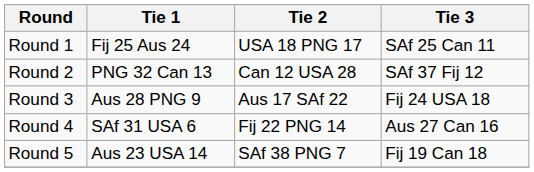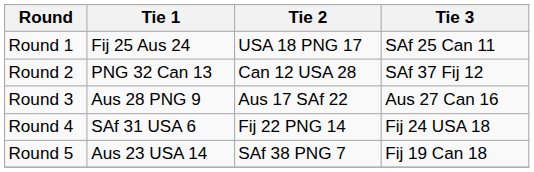(438, 99) Fij 24 USA 18 -> (442, 99) Aus 27 Can 16
(442, 126) Aus 27 Can 16 -> (438, 126) Fij 24 USA 18
